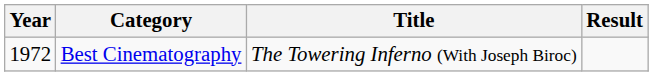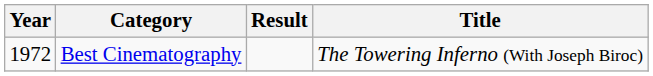columns swapped: (414, 20) <-> (615, 20)
